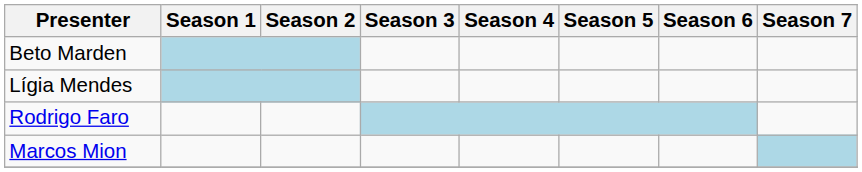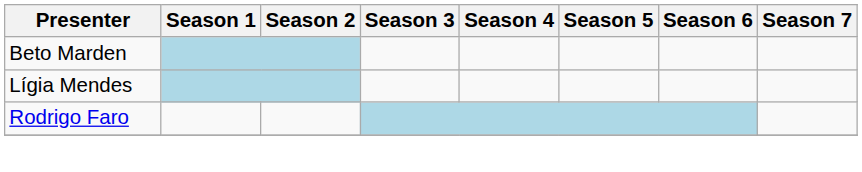- row: (68, 150)
